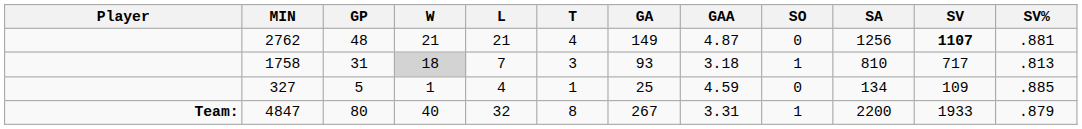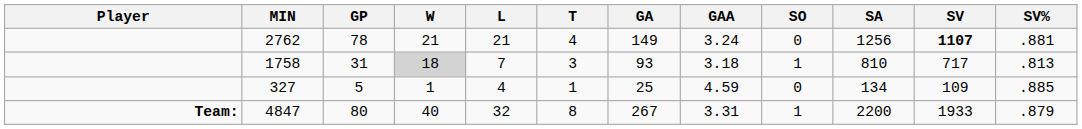(359, 40) 48 -> (359, 40) 78
(721, 40) 4.87 -> (721, 40) 3.24
